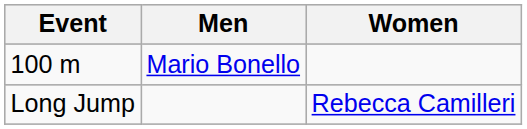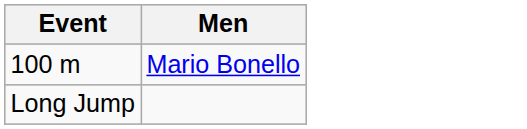- column: (414, 24)
